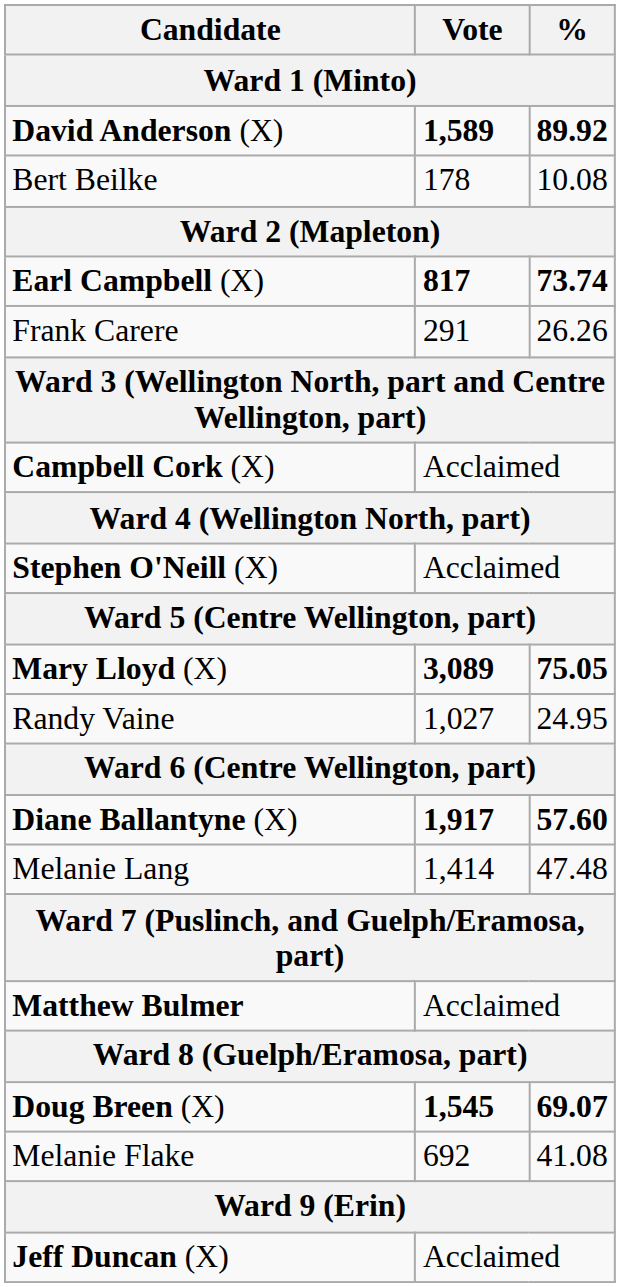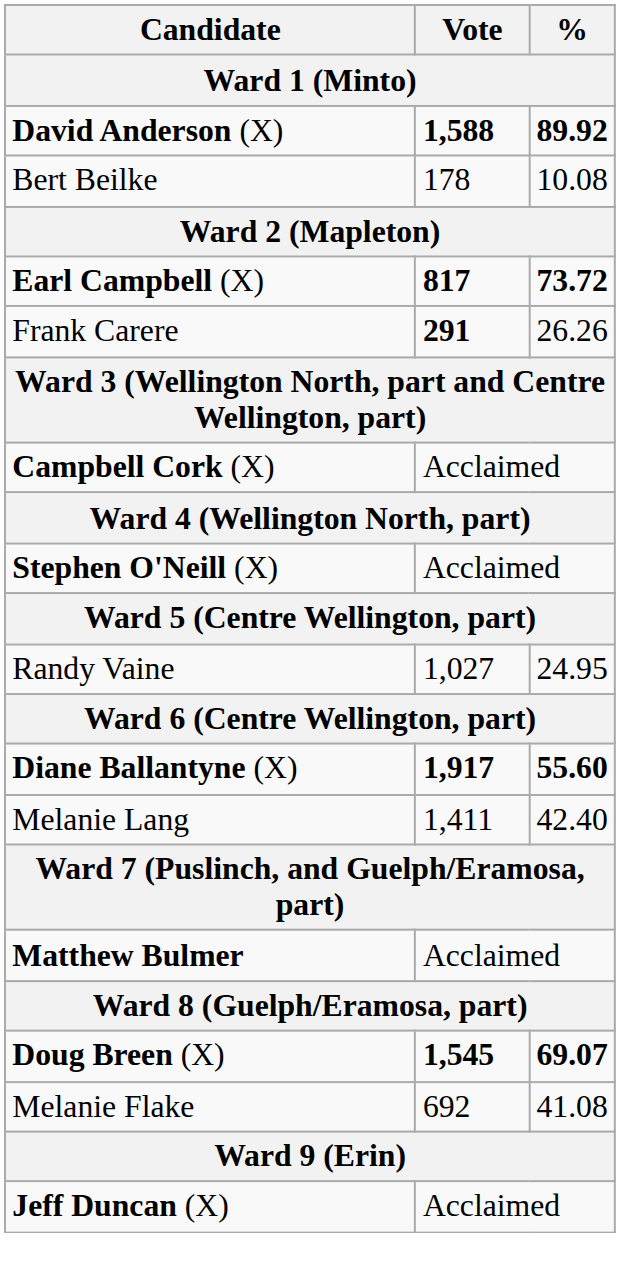(459, 130) 1,589 -> (459, 130) 1,588
(572, 280) 73.74 -> (572, 280) 73.72
(447, 331) normal -> (447, 331) bold
- row: (120, 668)
(572, 818) 57.60 -> (572, 768) 55.60
(459, 869) 1,414 -> (458, 818) 1,411
(572, 869) 47.48 -> (572, 818) 42.40
